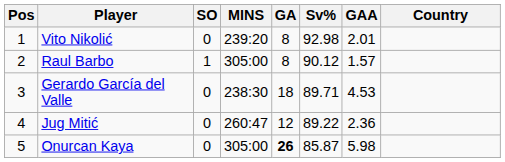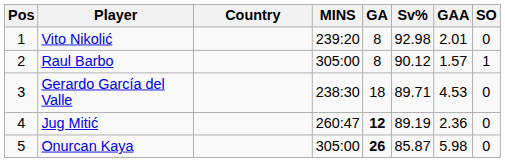columns swapped: (440, 15) <-> (207, 15)
(285, 123) normal -> (377, 123) bold
(321, 123) 89.22 -> (413, 123) 89.19
